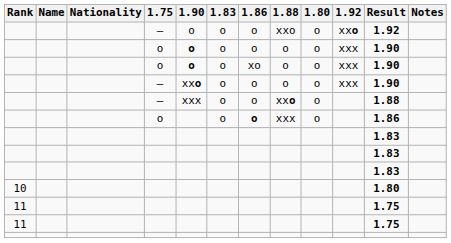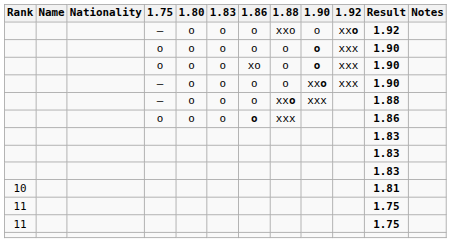columns swapped: (317, 14) <-> (191, 14)
(386, 189) 1.80 -> (386, 189) 1.81
